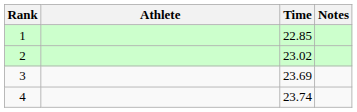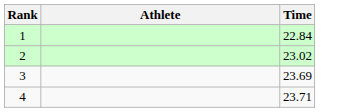- column: (333, 14)
(297, 35) 22.85 -> (297, 35) 22.84
(297, 96) 23.74 -> (297, 96) 23.71
